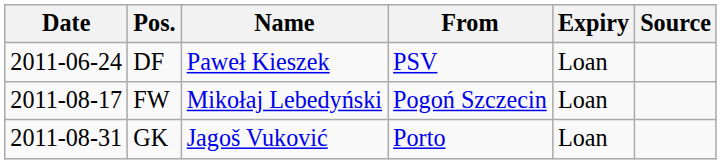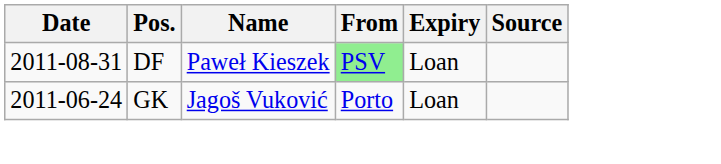(66, 61) 2011-06-24 -> (66, 61) 2011-08-31
(415, 61) no background -> (363, 61) lightgreen background
- row: (151, 100)
(66, 138) 2011-08-31 -> (66, 100) 2011-06-24
